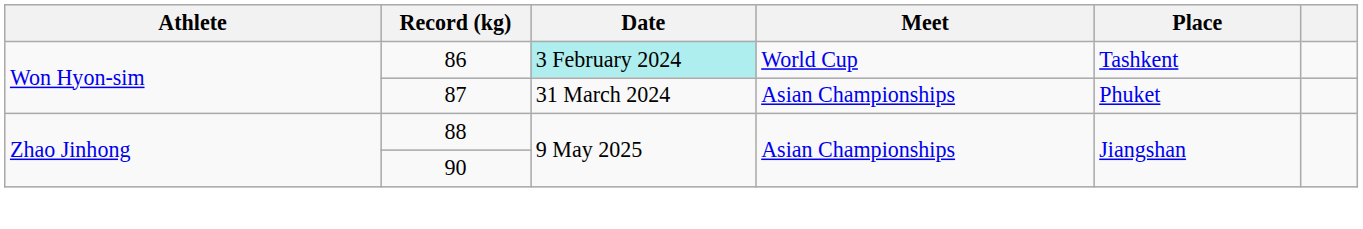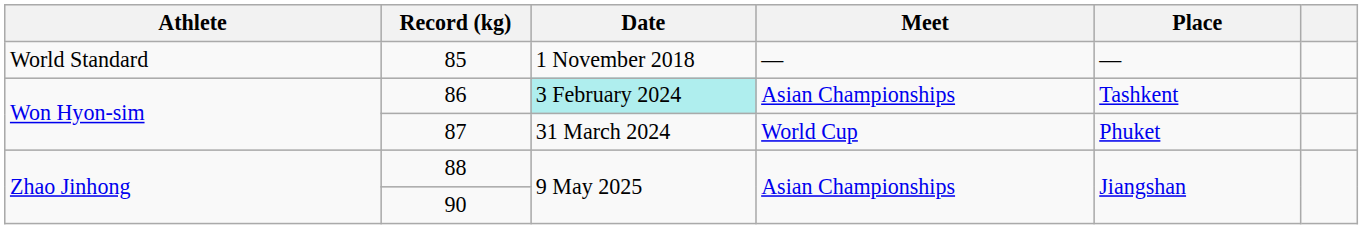+ row: (456, 59)
(810, 59) World Cup -> (858, 95) Asian Championships
(858, 95) Asian Championships -> (810, 132) World Cup
